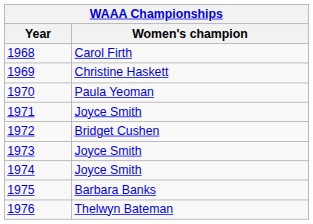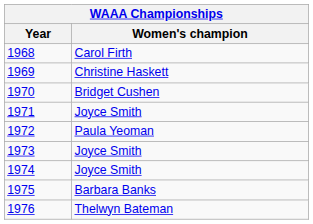(114, 92) Paula Yeoman -> (117, 92) Bridget Cushen
(117, 131) Bridget Cushen -> (114, 131) Paula Yeoman
